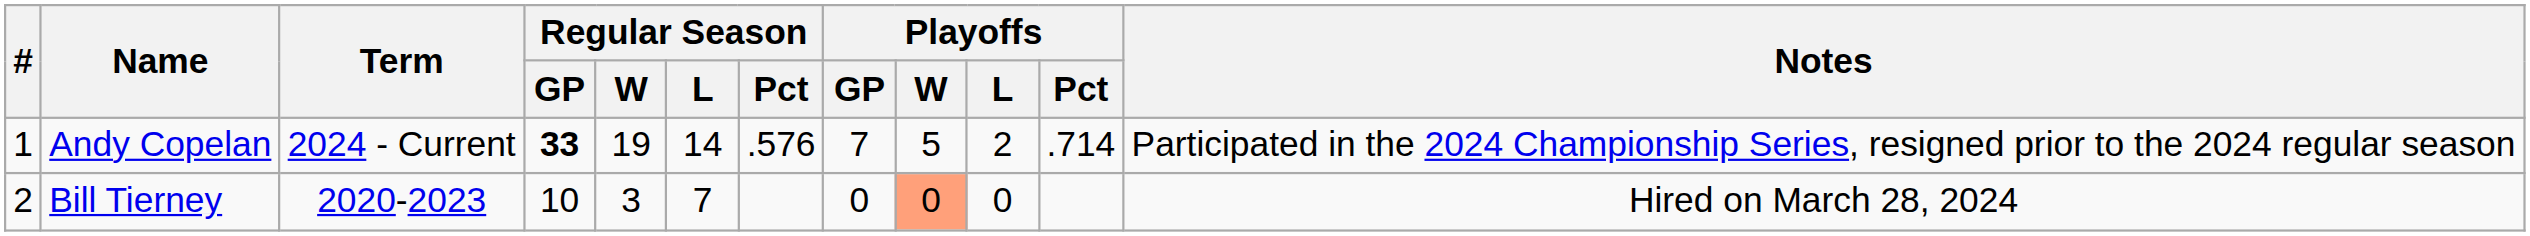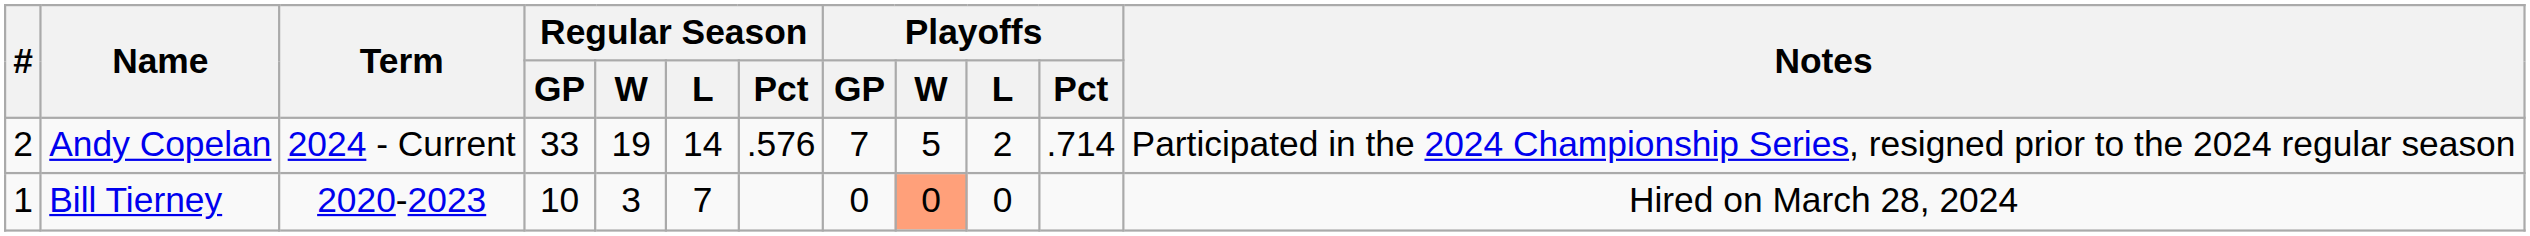(23, 144) 1 -> (23, 144) 2
(560, 144) bold -> (560, 144) normal
(23, 200) 2 -> (23, 200) 1
